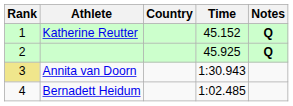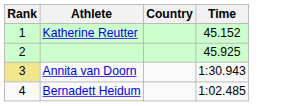- column: (268, 14)
